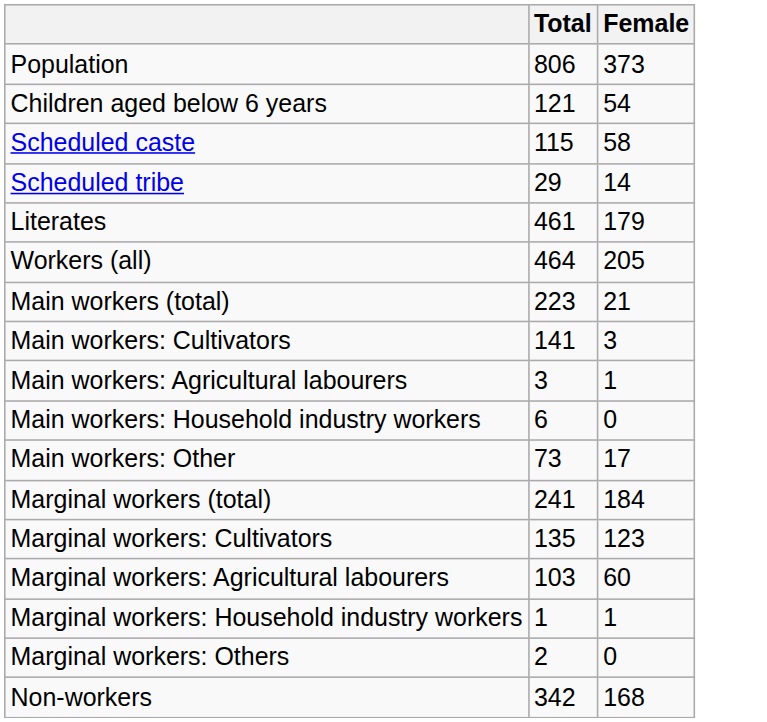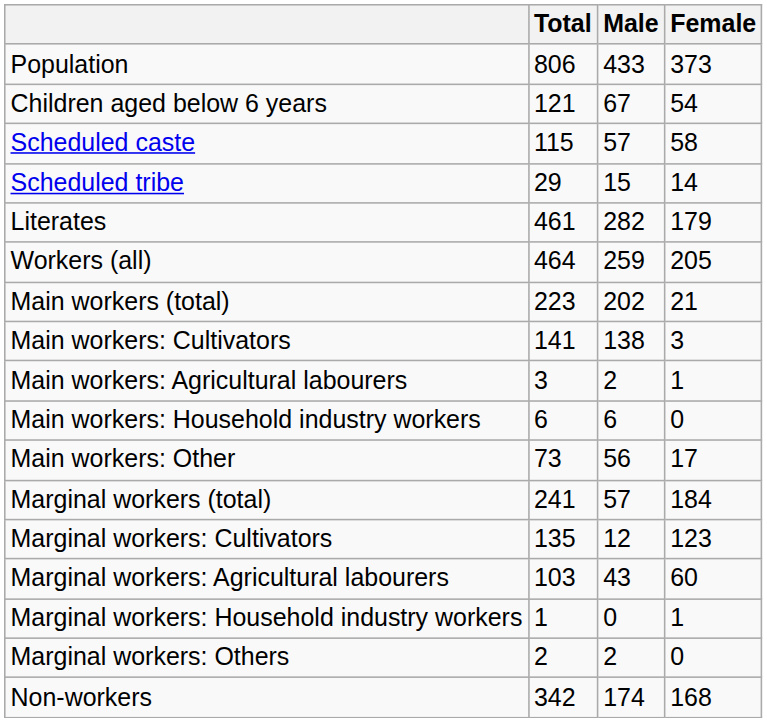+ column: (631, 24)
